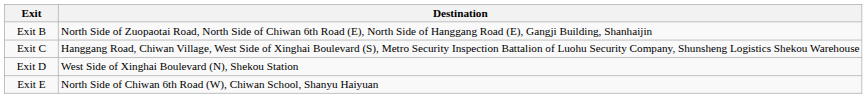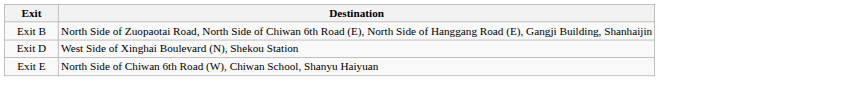- row: (31, 48)
